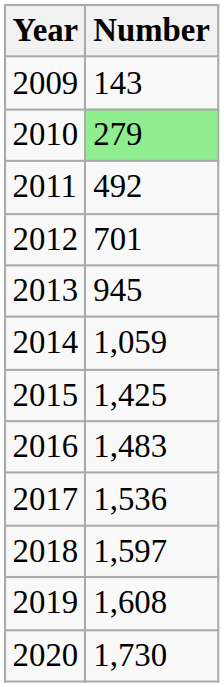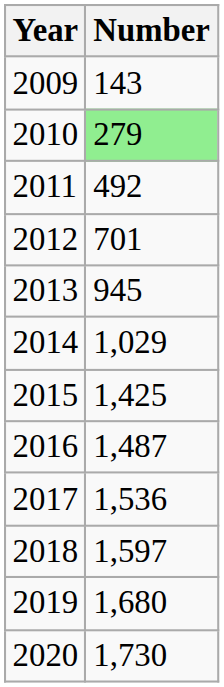(130, 342) 1,059 -> (130, 342) 1,029
(130, 446) 1,483 -> (130, 446) 1,487
(130, 602) 1,608 -> (130, 602) 1,680
